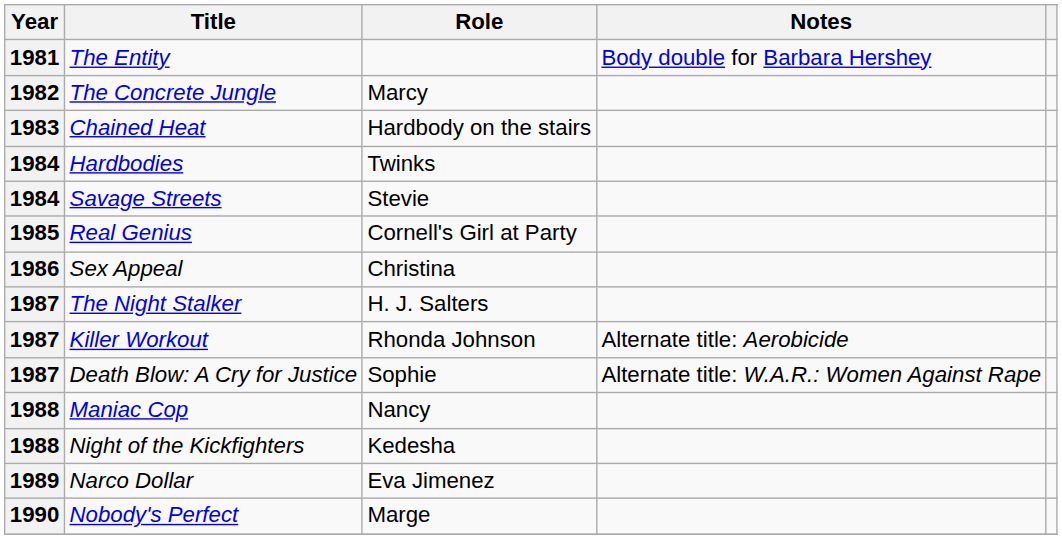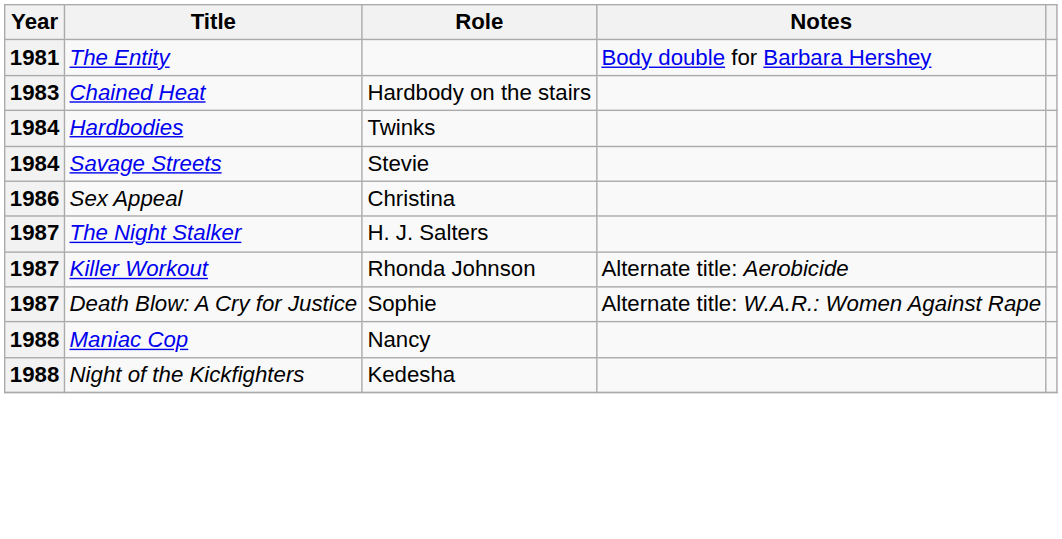- row: (173, 92)
- row: (131, 233)
- row: (131, 480)
- row: (154, 515)
